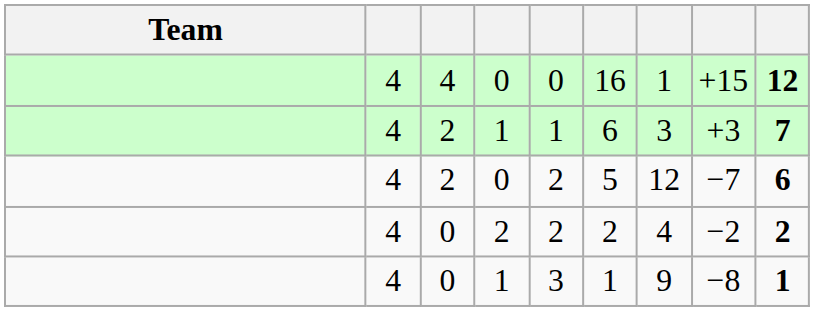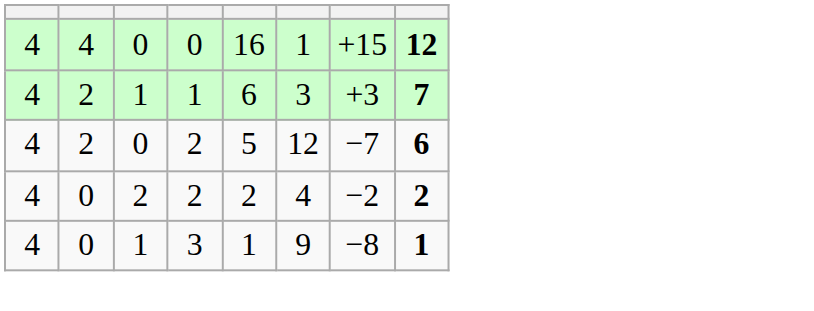- column: (186, 29)
